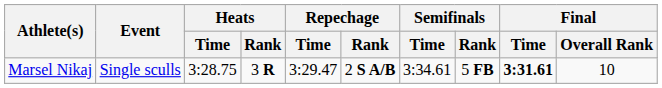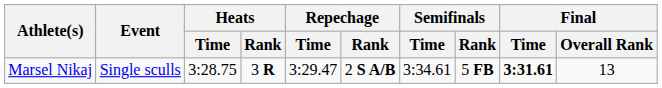(607, 70) 10 -> (607, 70) 13
